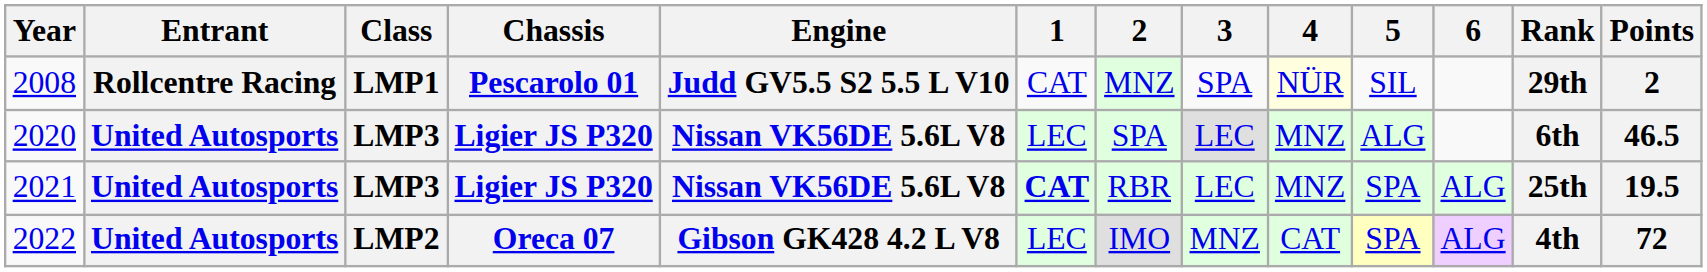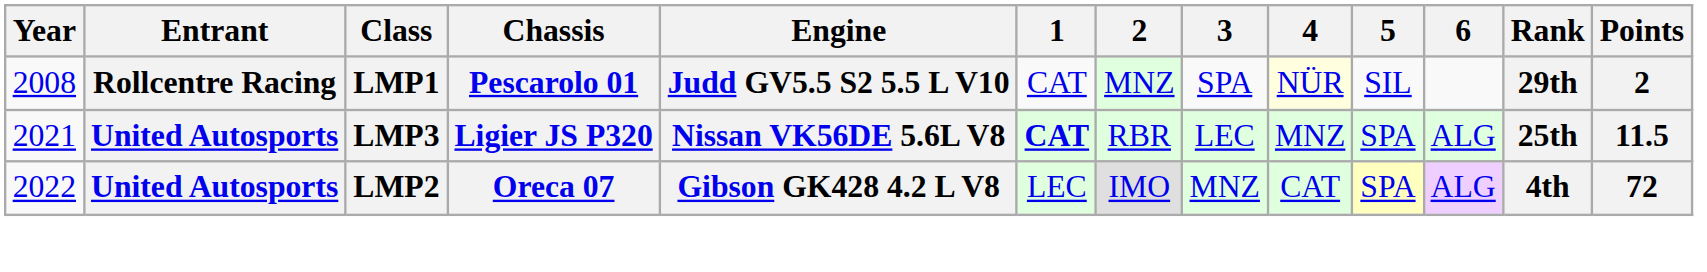- row: (44, 134)
(1652, 187) 19.5 -> (1642, 134) 11.5
